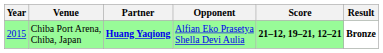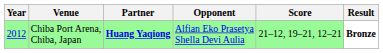(16, 34) 2015 -> (16, 34) 2012
(300, 34) bold -> (300, 34) normal
